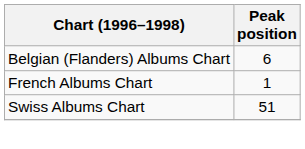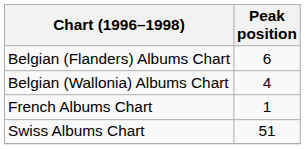+ row: (118, 82)
